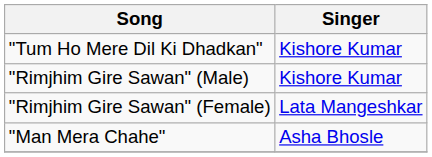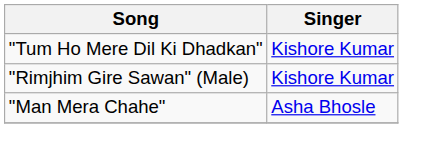- row: (140, 107)
